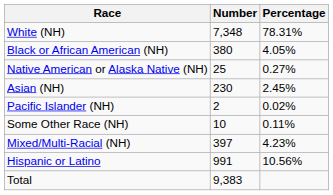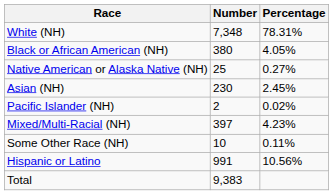rows swapped: (68, 124) <-> (69, 143)
